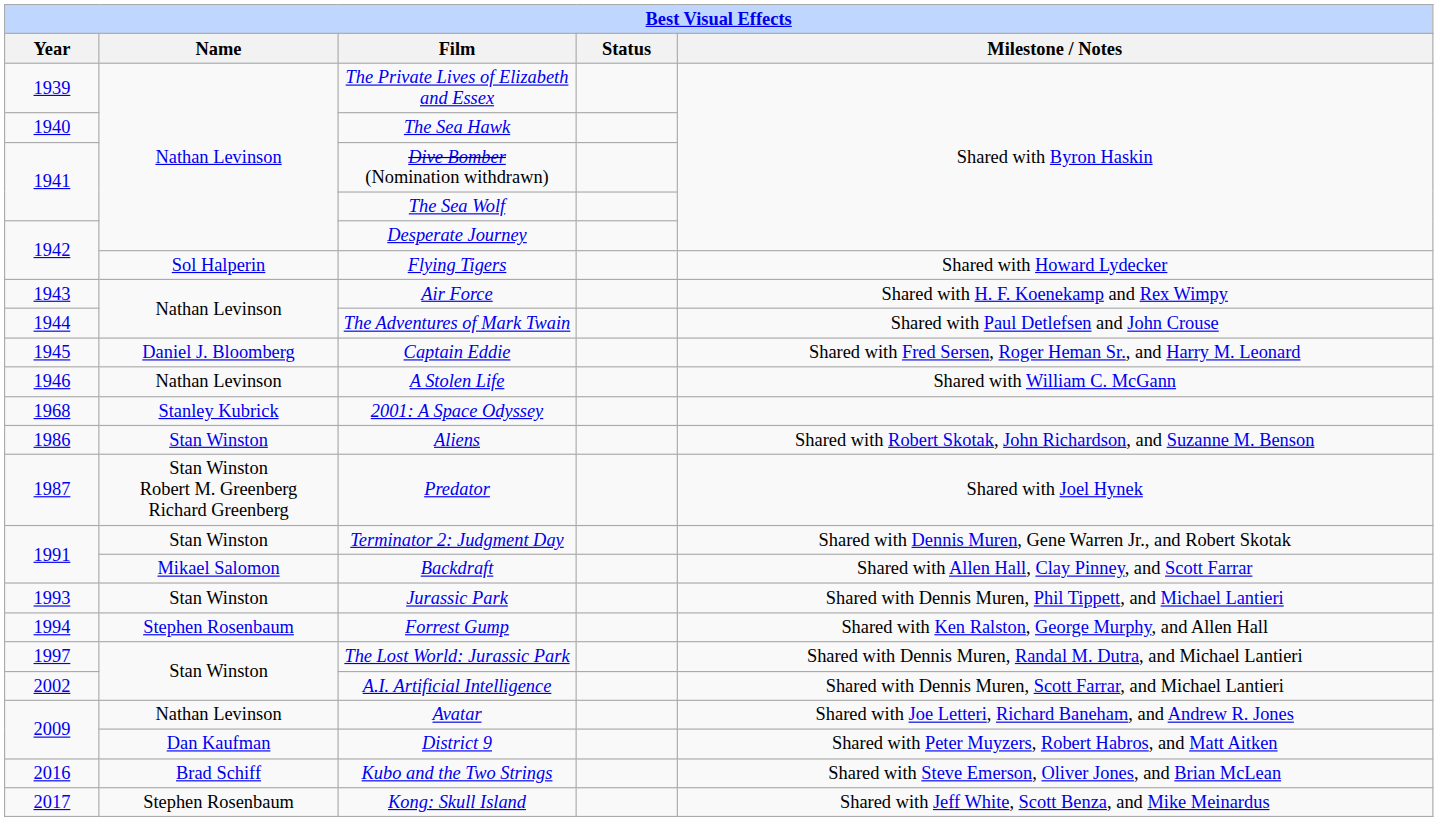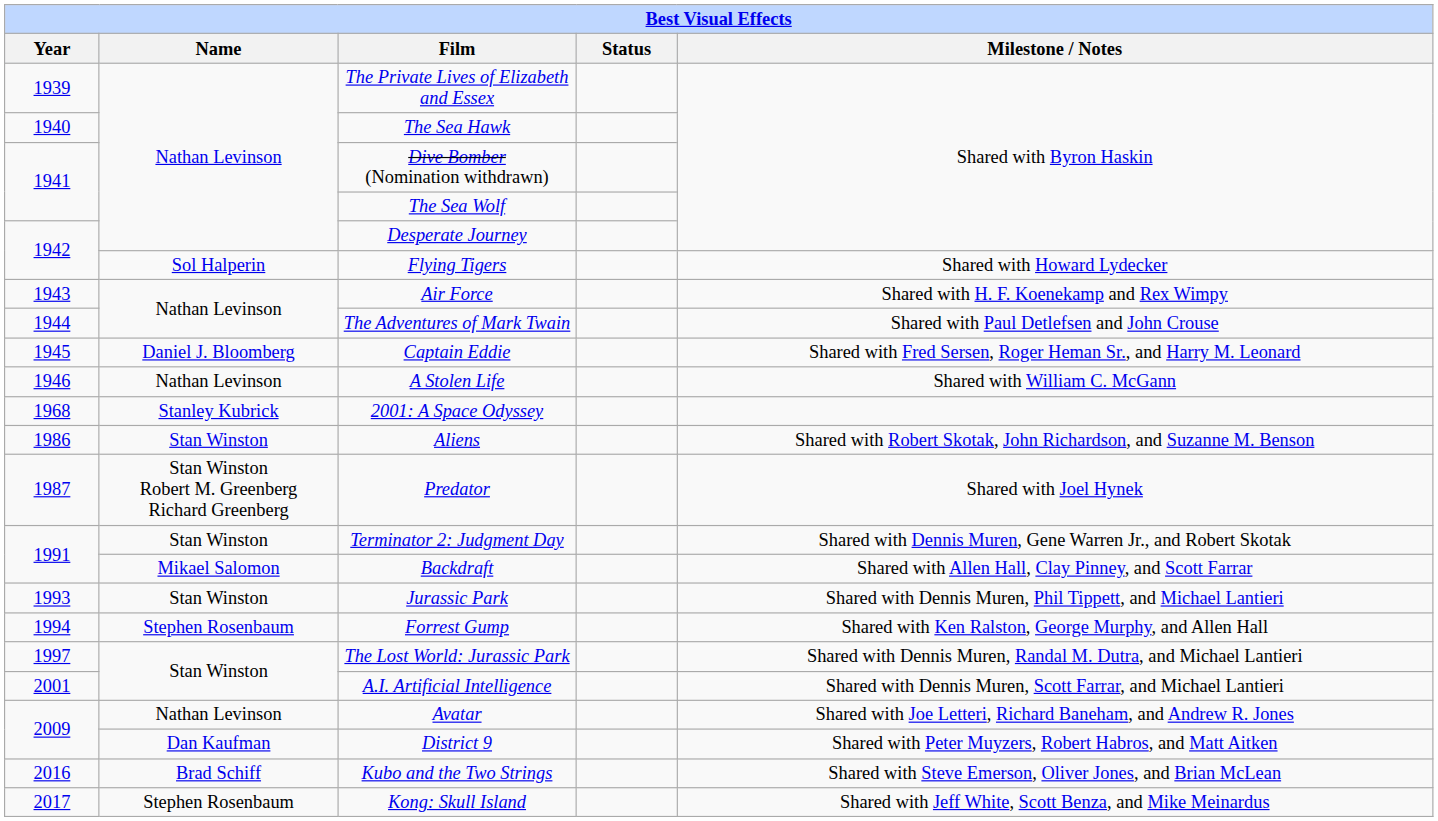(52, 685) 2002 -> (52, 685) 2001
